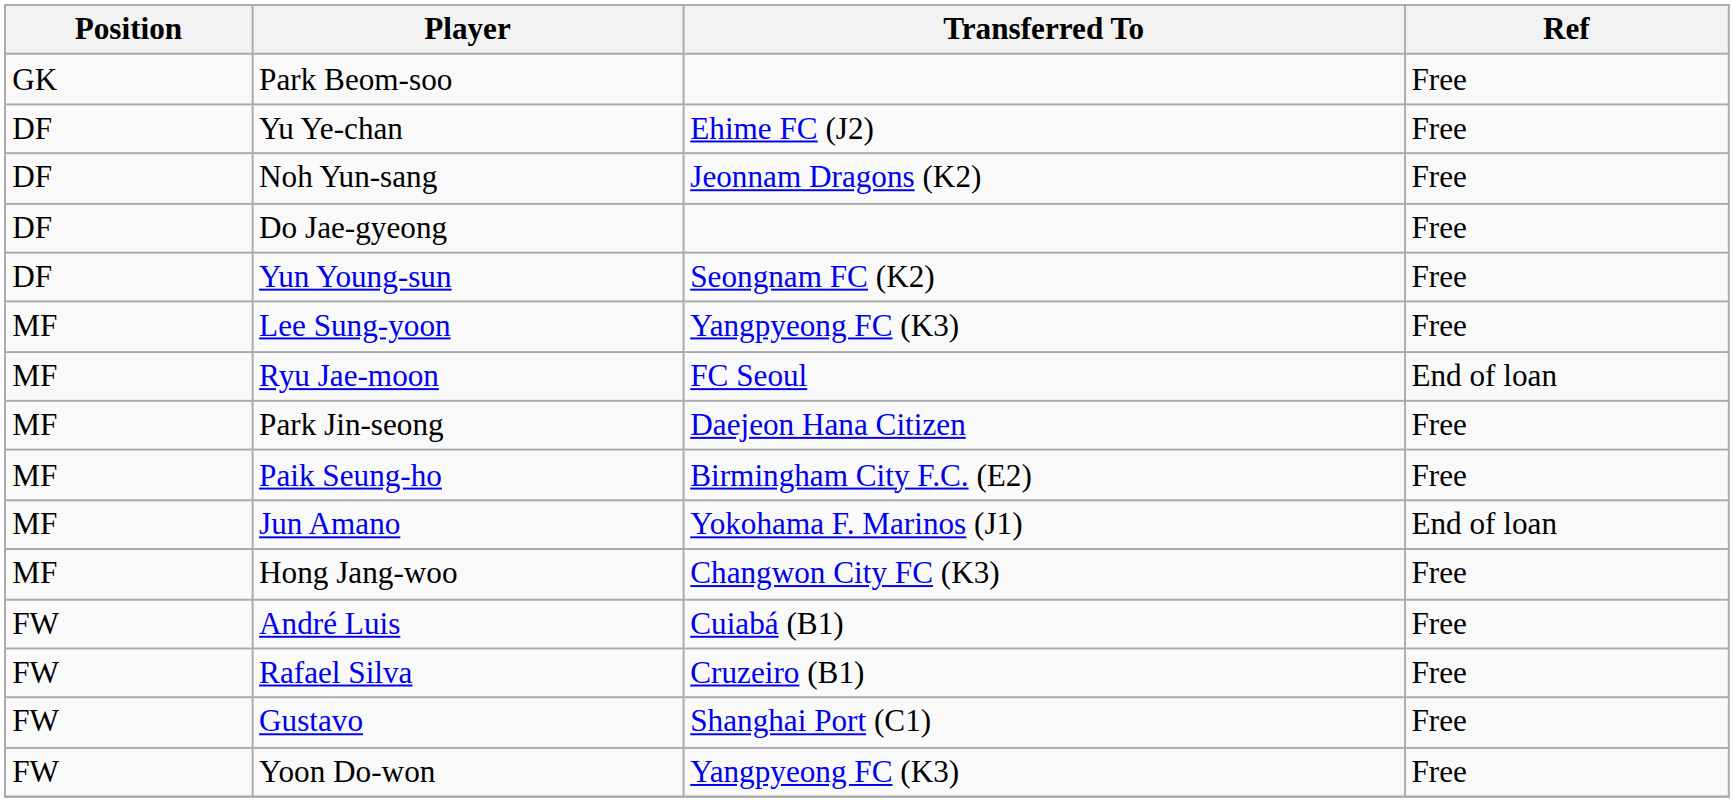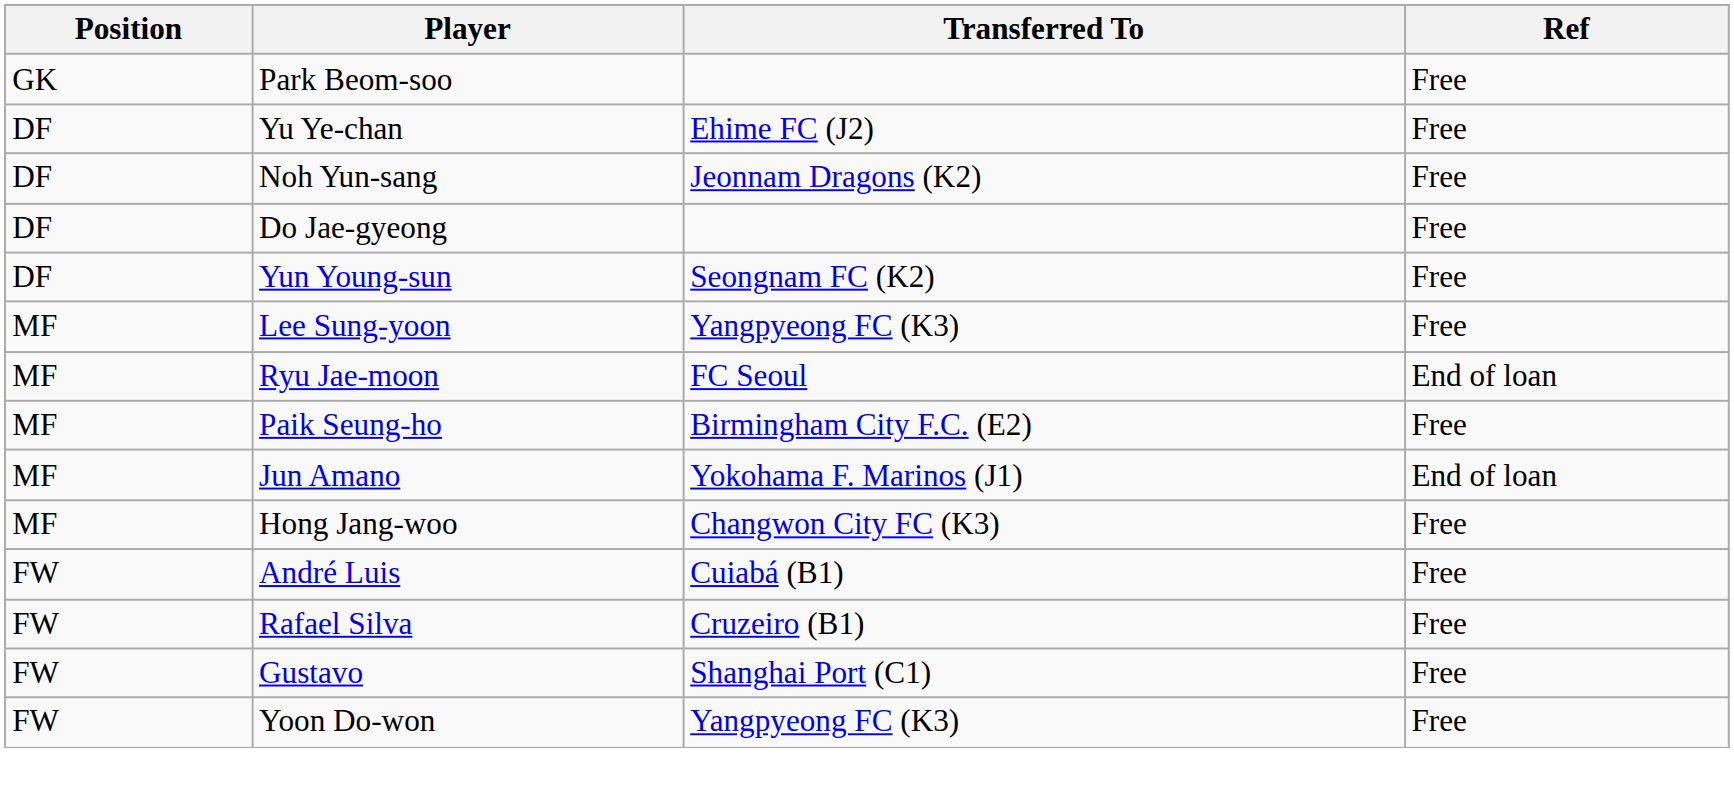- row: (351, 425)
